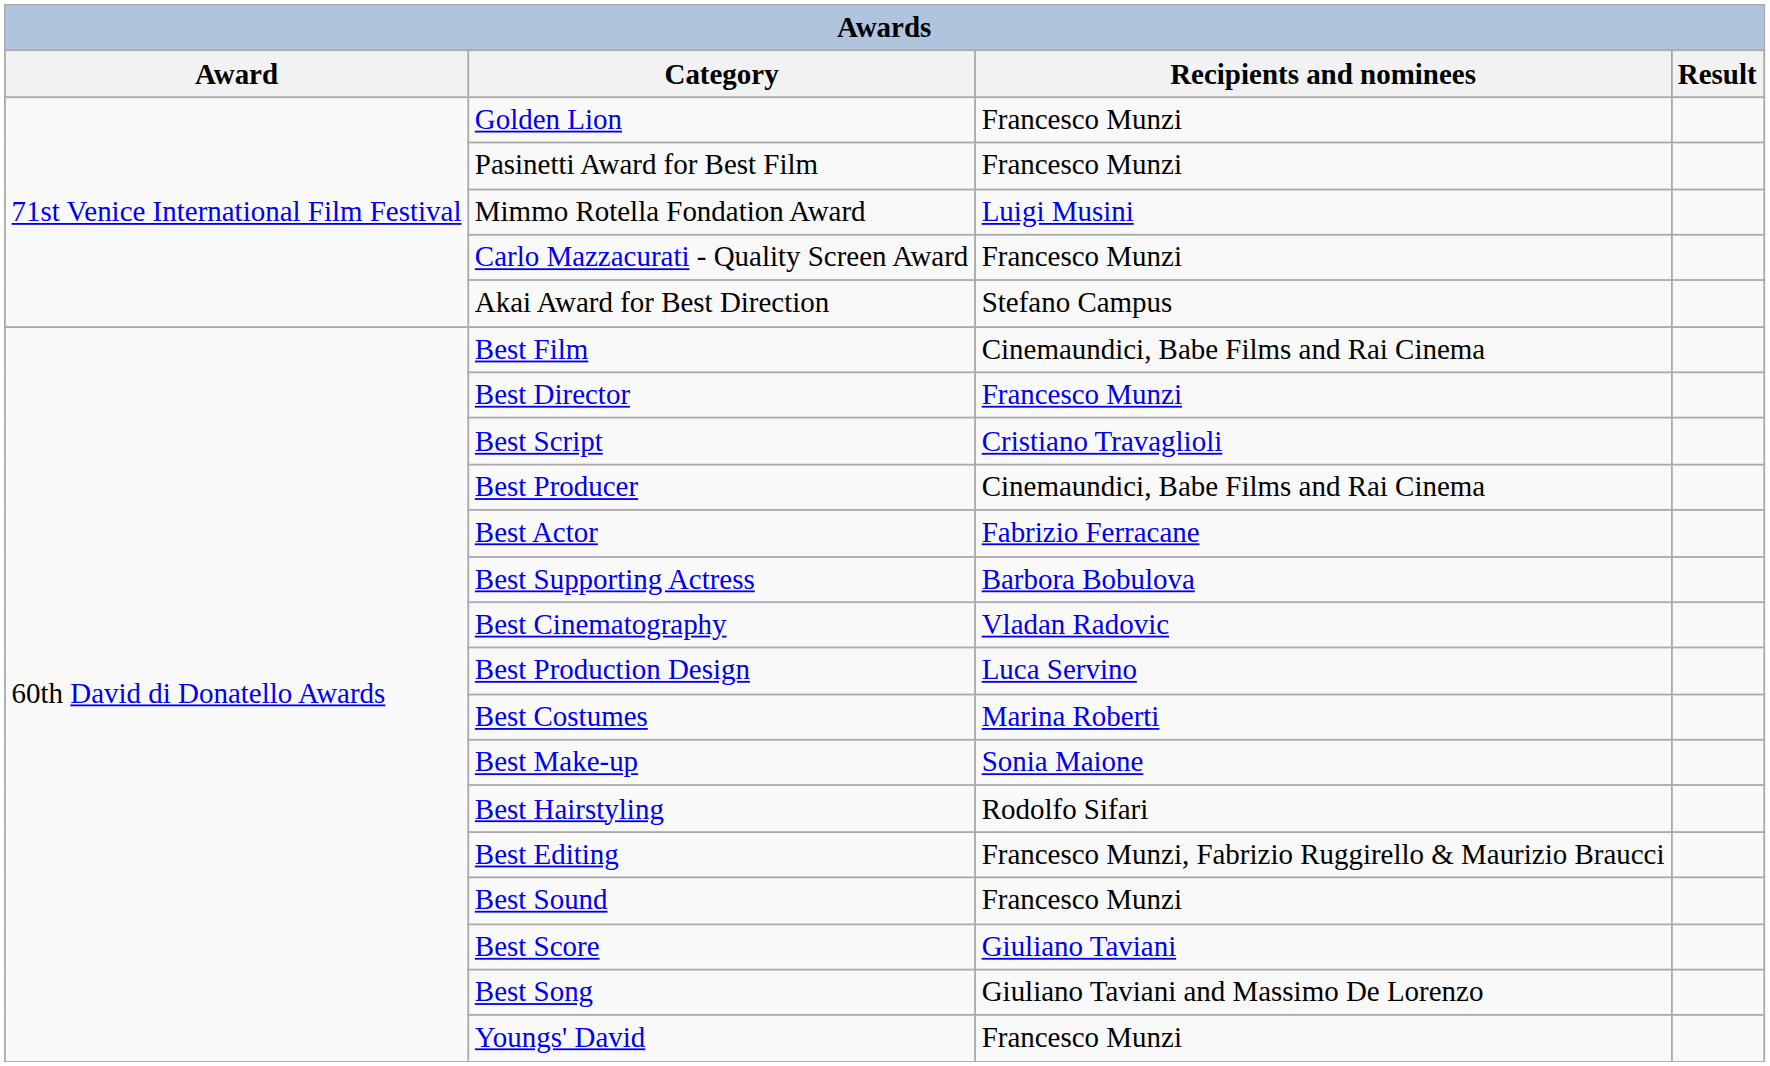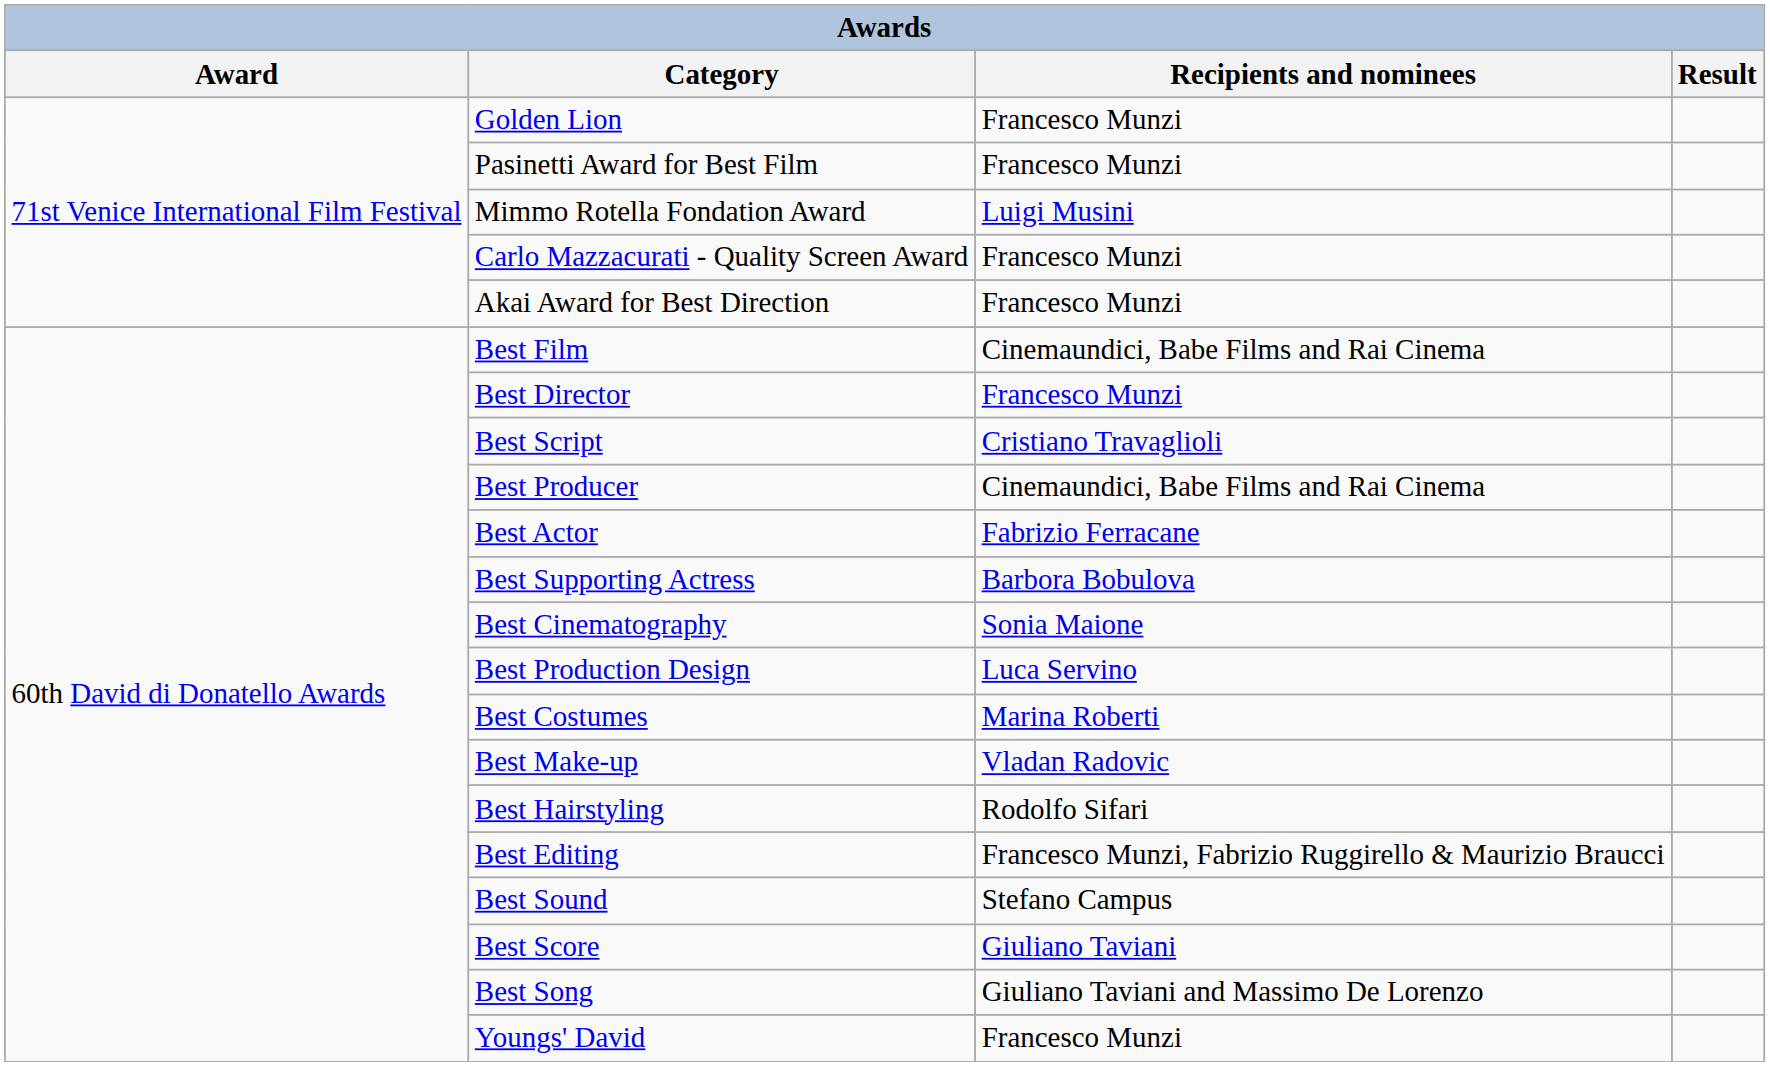(1077, 303) Stefano Campus -> (1082, 303) Francesco Munzi
(1075, 624) Vladan Radovic -> (1063, 624) Sonia Maione
(1063, 762) Sonia Maione -> (1075, 762) Vladan Radovic
(1082, 900) Francesco Munzi -> (1077, 900) Stefano Campus
